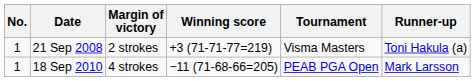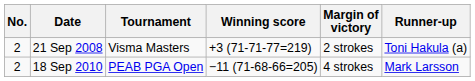columns swapped: (331, 21) <-> (136, 21)
(17, 48) 1 -> (17, 48) 2
(17, 67) 1 -> (17, 67) 2
